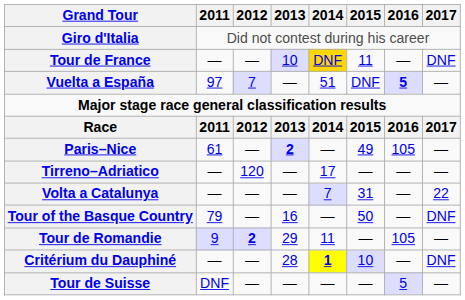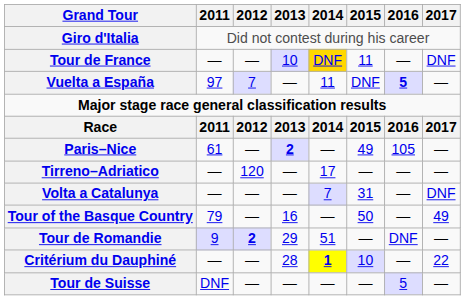(328, 82) 51 -> (328, 82) 11
(441, 194) 22 -> (441, 194) DNF
(441, 216) DNF -> (441, 216) 49
(328, 238) 11 -> (328, 238) 51
(403, 238) 105 -> (403, 238) DNF
(441, 261) DNF -> (441, 261) 22
